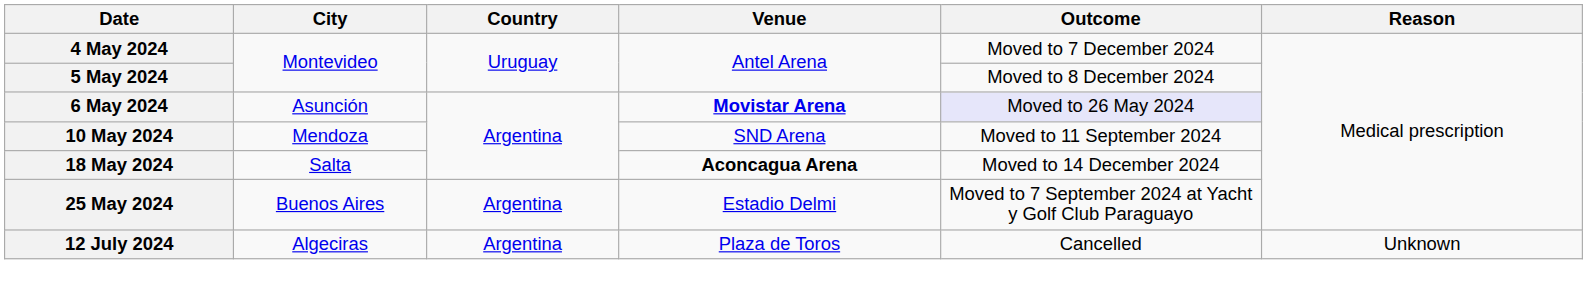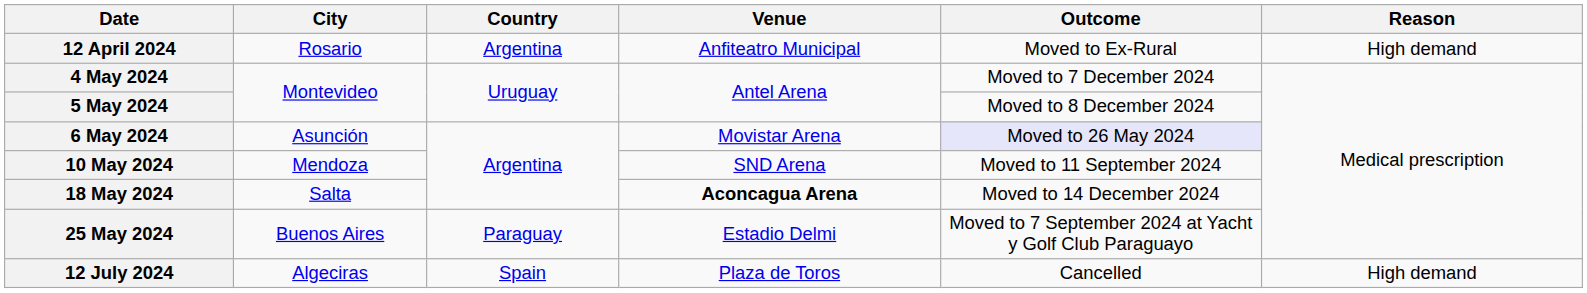+ row: (119, 48)
(779, 106) bold -> (779, 135) normal
(523, 204) Argentina -> (523, 233) Paraguay
(523, 244) Argentina -> (523, 273) Spain
(1422, 244) Unknown -> (1422, 273) High demand
